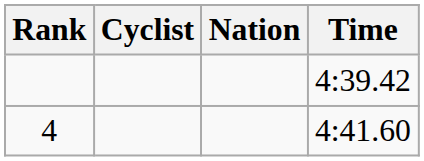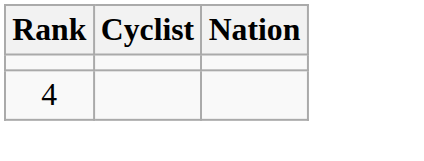- column: (363, 29)
